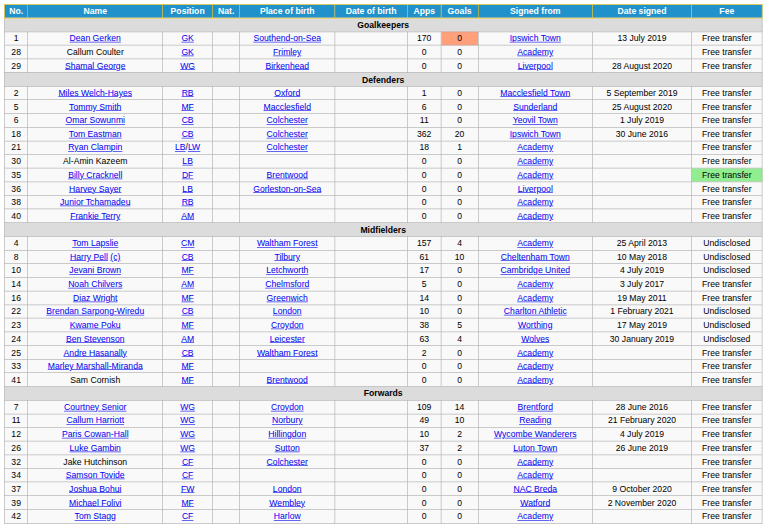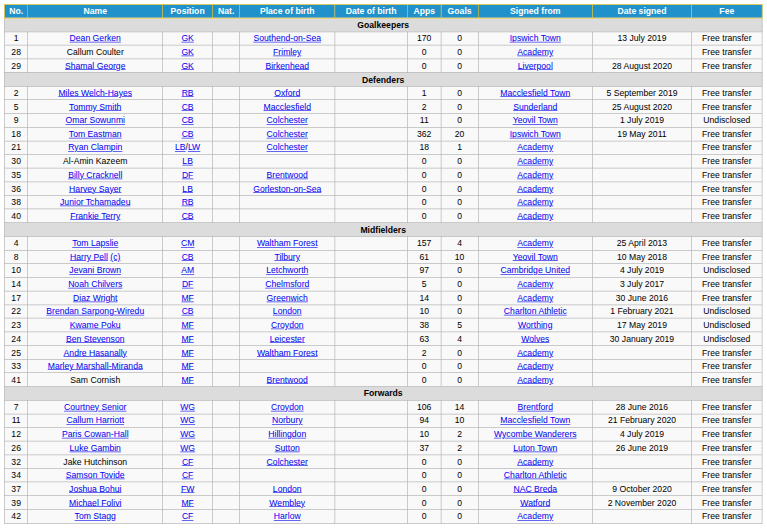(460, 39) lightsalmon background -> (460, 39) no background
(188, 66) WG -> (188, 66) GK
(188, 107) MF -> (188, 107) CB
(424, 107) 6 -> (424, 107) 2
(16, 121) 6 -> (16, 121) 9
(727, 121) Free transfer -> (727, 121) Undisclosed
(642, 134) 30 June 2016 -> (642, 134) 19 May 2011
(727, 175) lightgreen background -> (727, 175) no background
(535, 189) Liverpool -> (535, 189) Academy
(188, 216) AM -> (188, 216) CB
(727, 244) Undisclosed -> (727, 244) Free transfer
(535, 257) Cheltenham Town -> (535, 257) Yeovil Town
(727, 257) Undisclosed -> (727, 257) Free transfer
(188, 271) MF -> (188, 271) AM
(424, 271) 17 -> (424, 271) 97
(188, 285) AM -> (188, 285) DF
(16, 298) 16 -> (16, 298) 17
(642, 298) 19 May 2011 -> (642, 298) 30 June 2016
(188, 339) AM -> (188, 339) MF
(188, 353) CB -> (188, 353) MF
(424, 407) 109 -> (424, 407) 106
(424, 421) 49 -> (424, 421) 94
(535, 421) Reading -> (535, 421) Macclesfield Town
(535, 476) Academy -> (535, 476) Charlton Athletic
